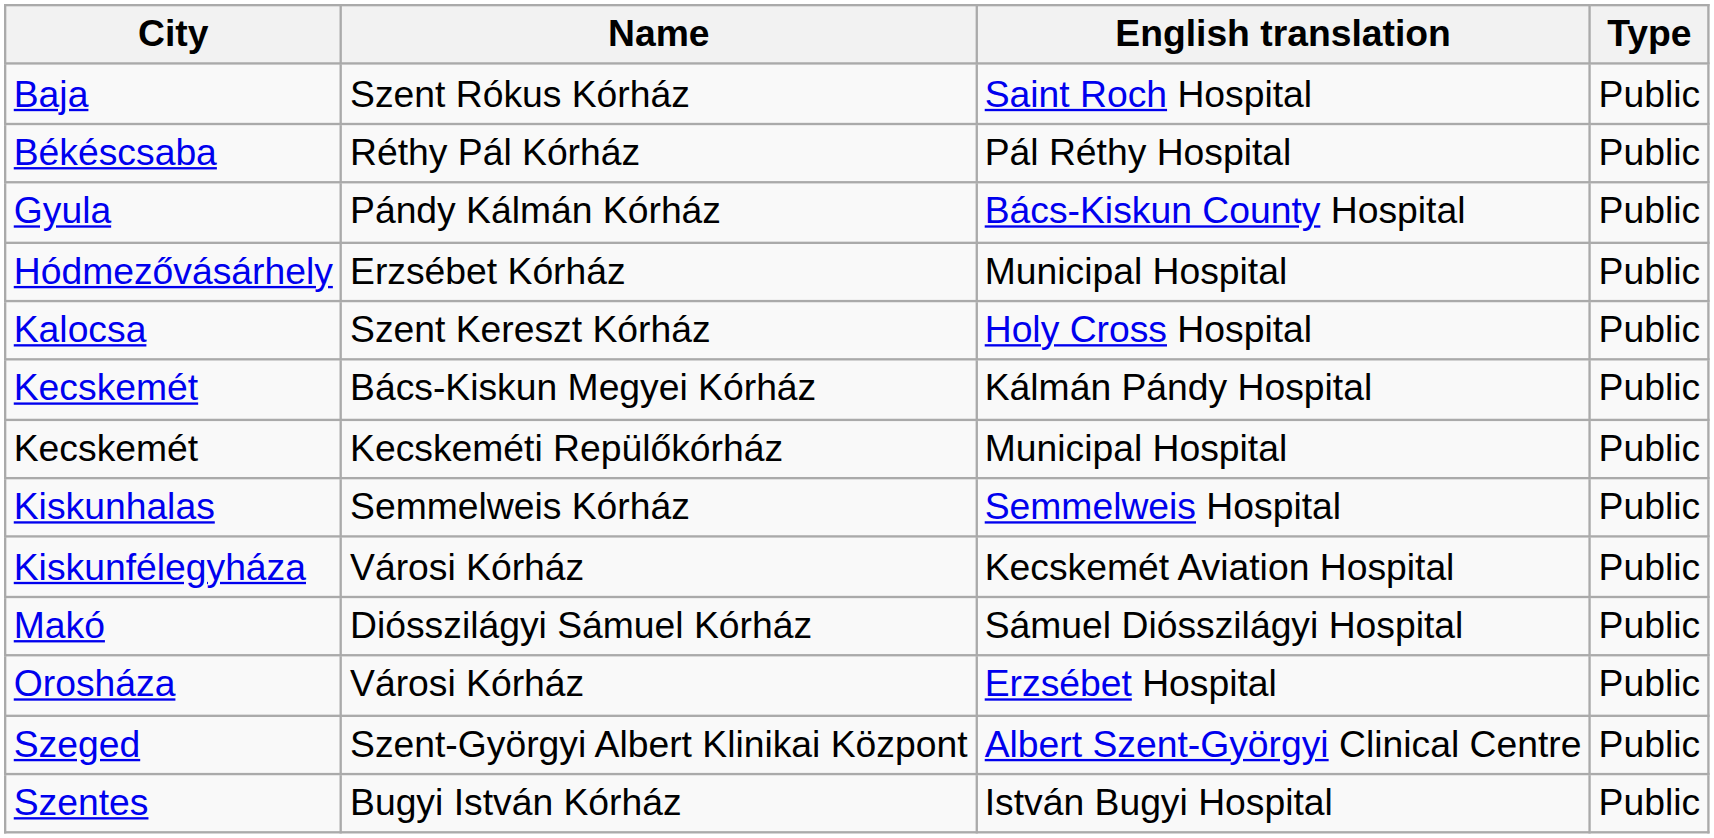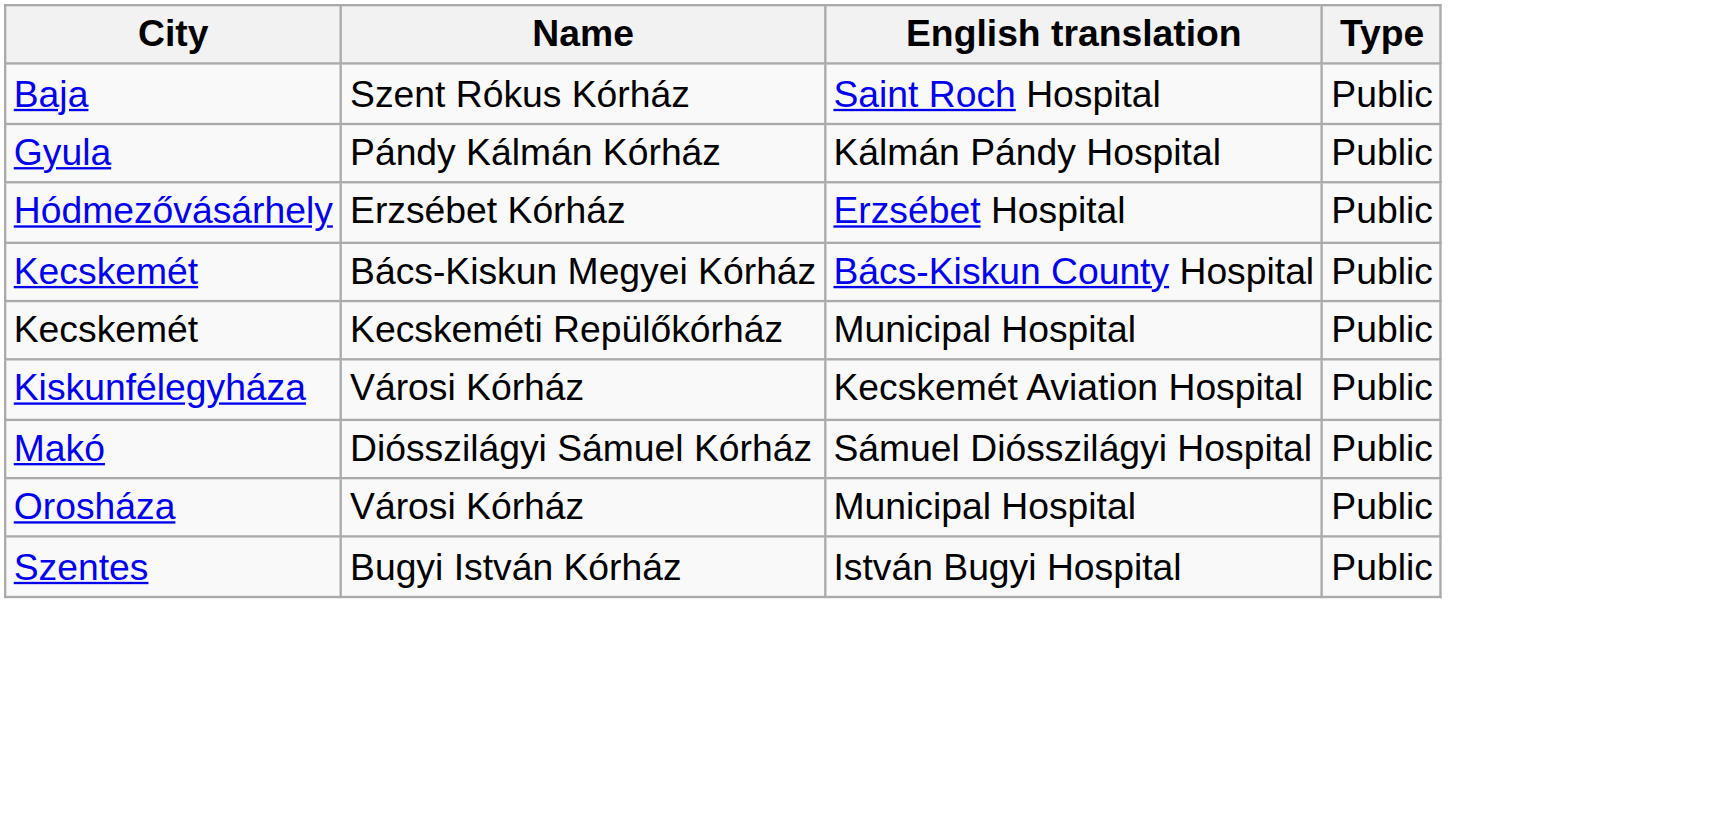- row: (115, 152)
(1225, 211) Bács-Kiskun County Hospital -> (1027, 152) Kálmán Pándy Hospital
(1136, 270) Municipal Hospital -> (980, 211) Erzsébet Hospital
- row: (80, 329)
(1178, 388) Kálmán Pándy Hospital -> (1074, 270) Bács-Kiskun County Hospital
- row: (114, 507)
(1131, 684) Erzsébet Hospital -> (985, 507) Municipal Hospital
- row: (77, 743)
